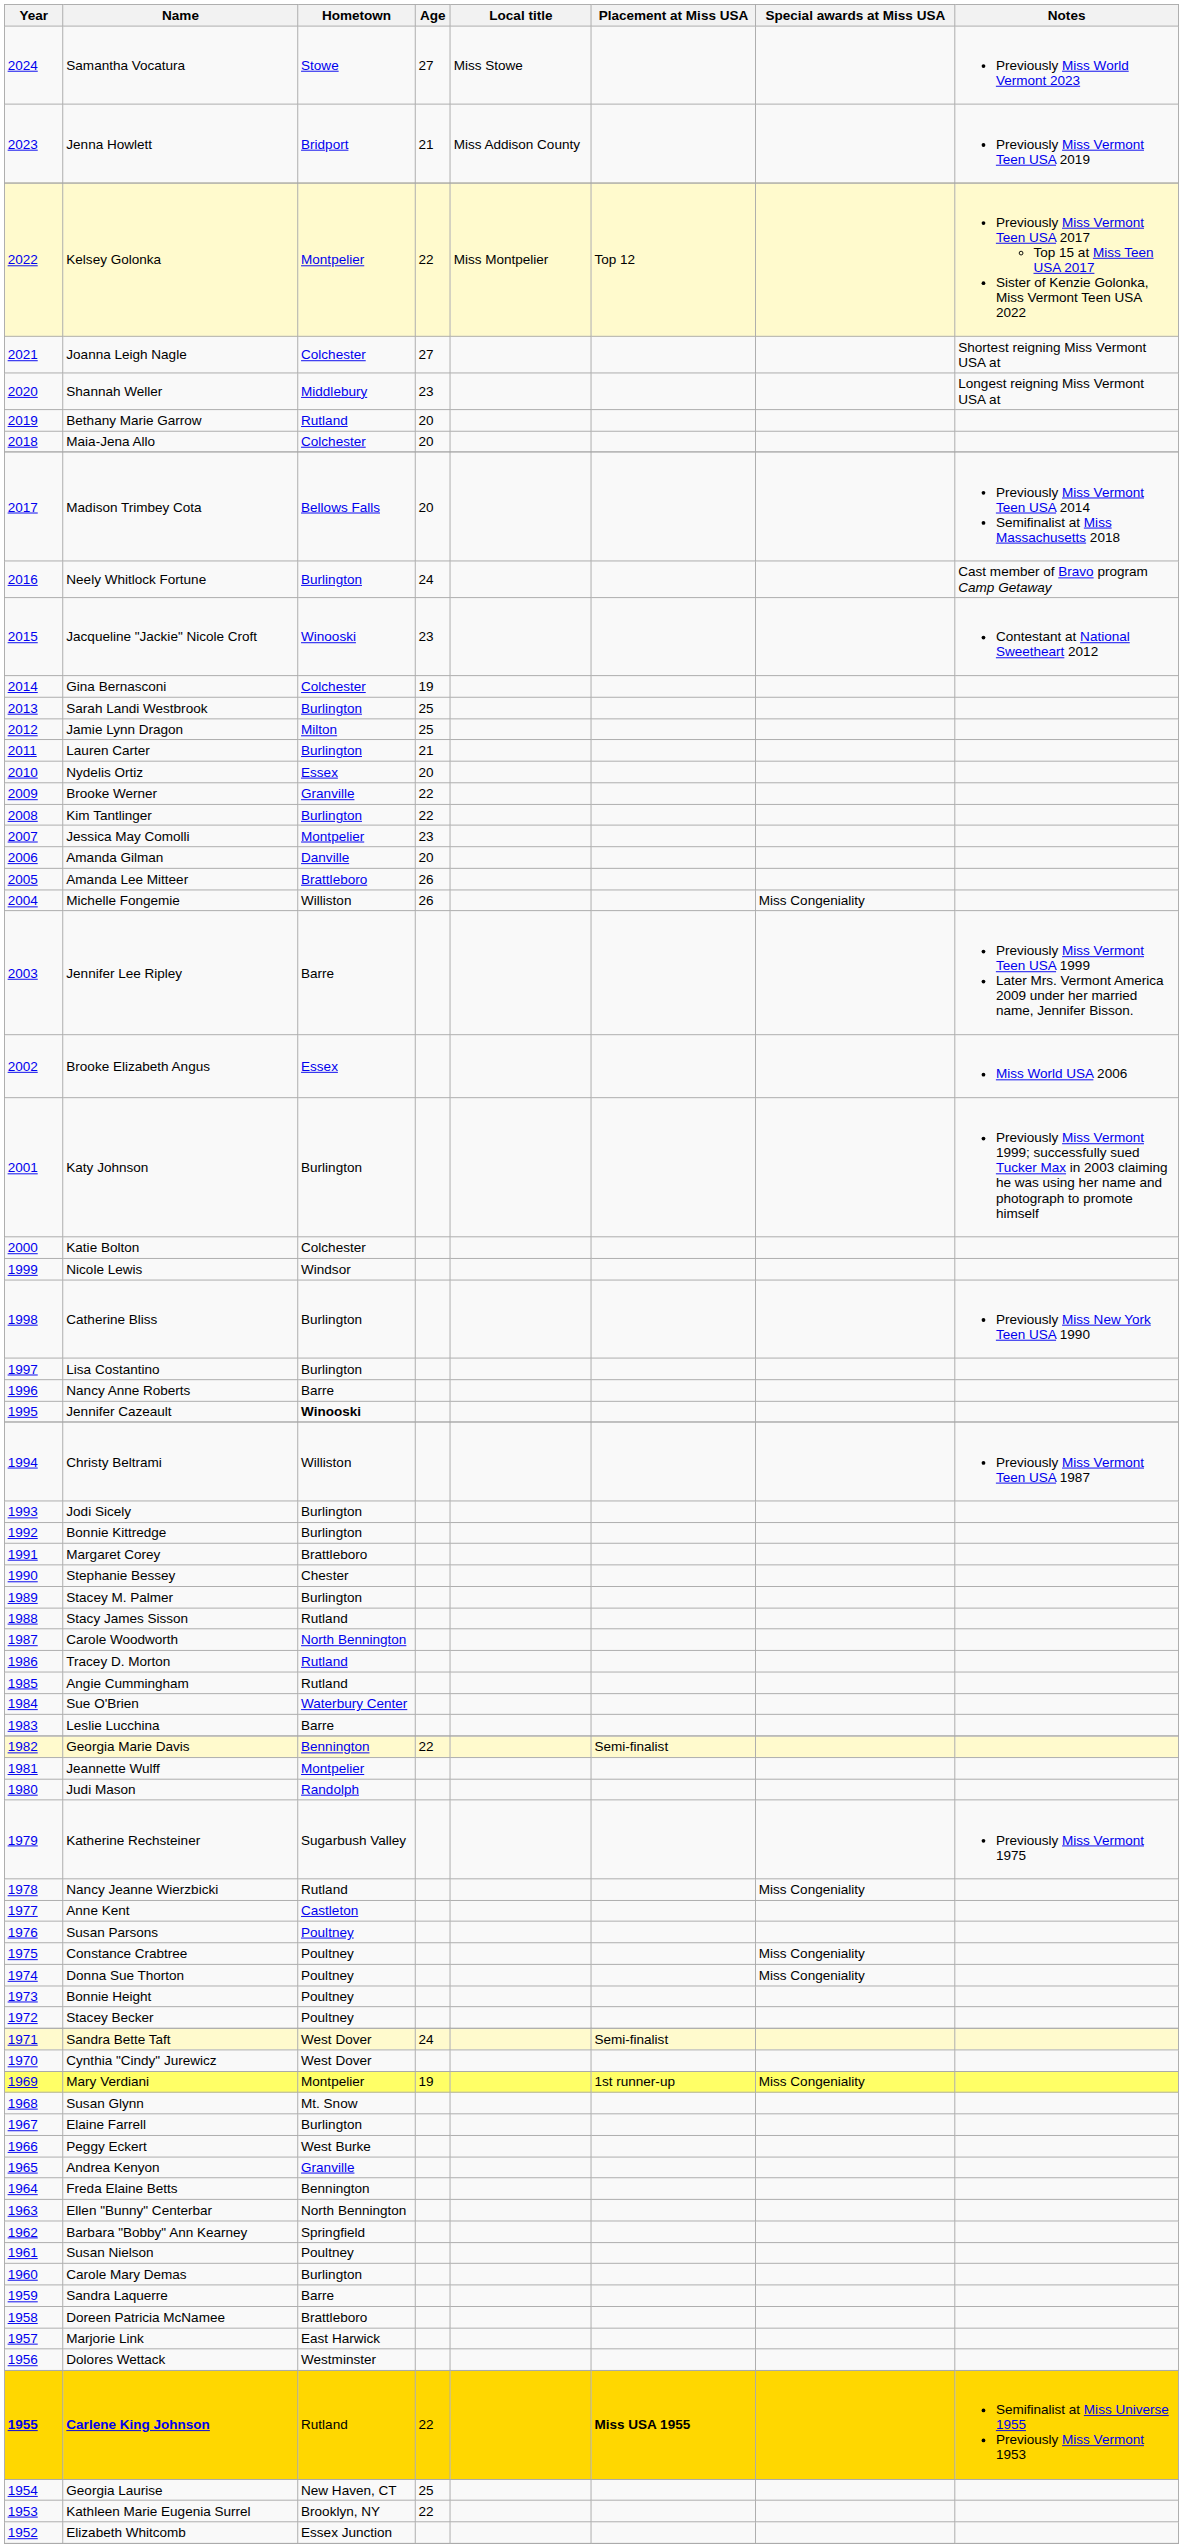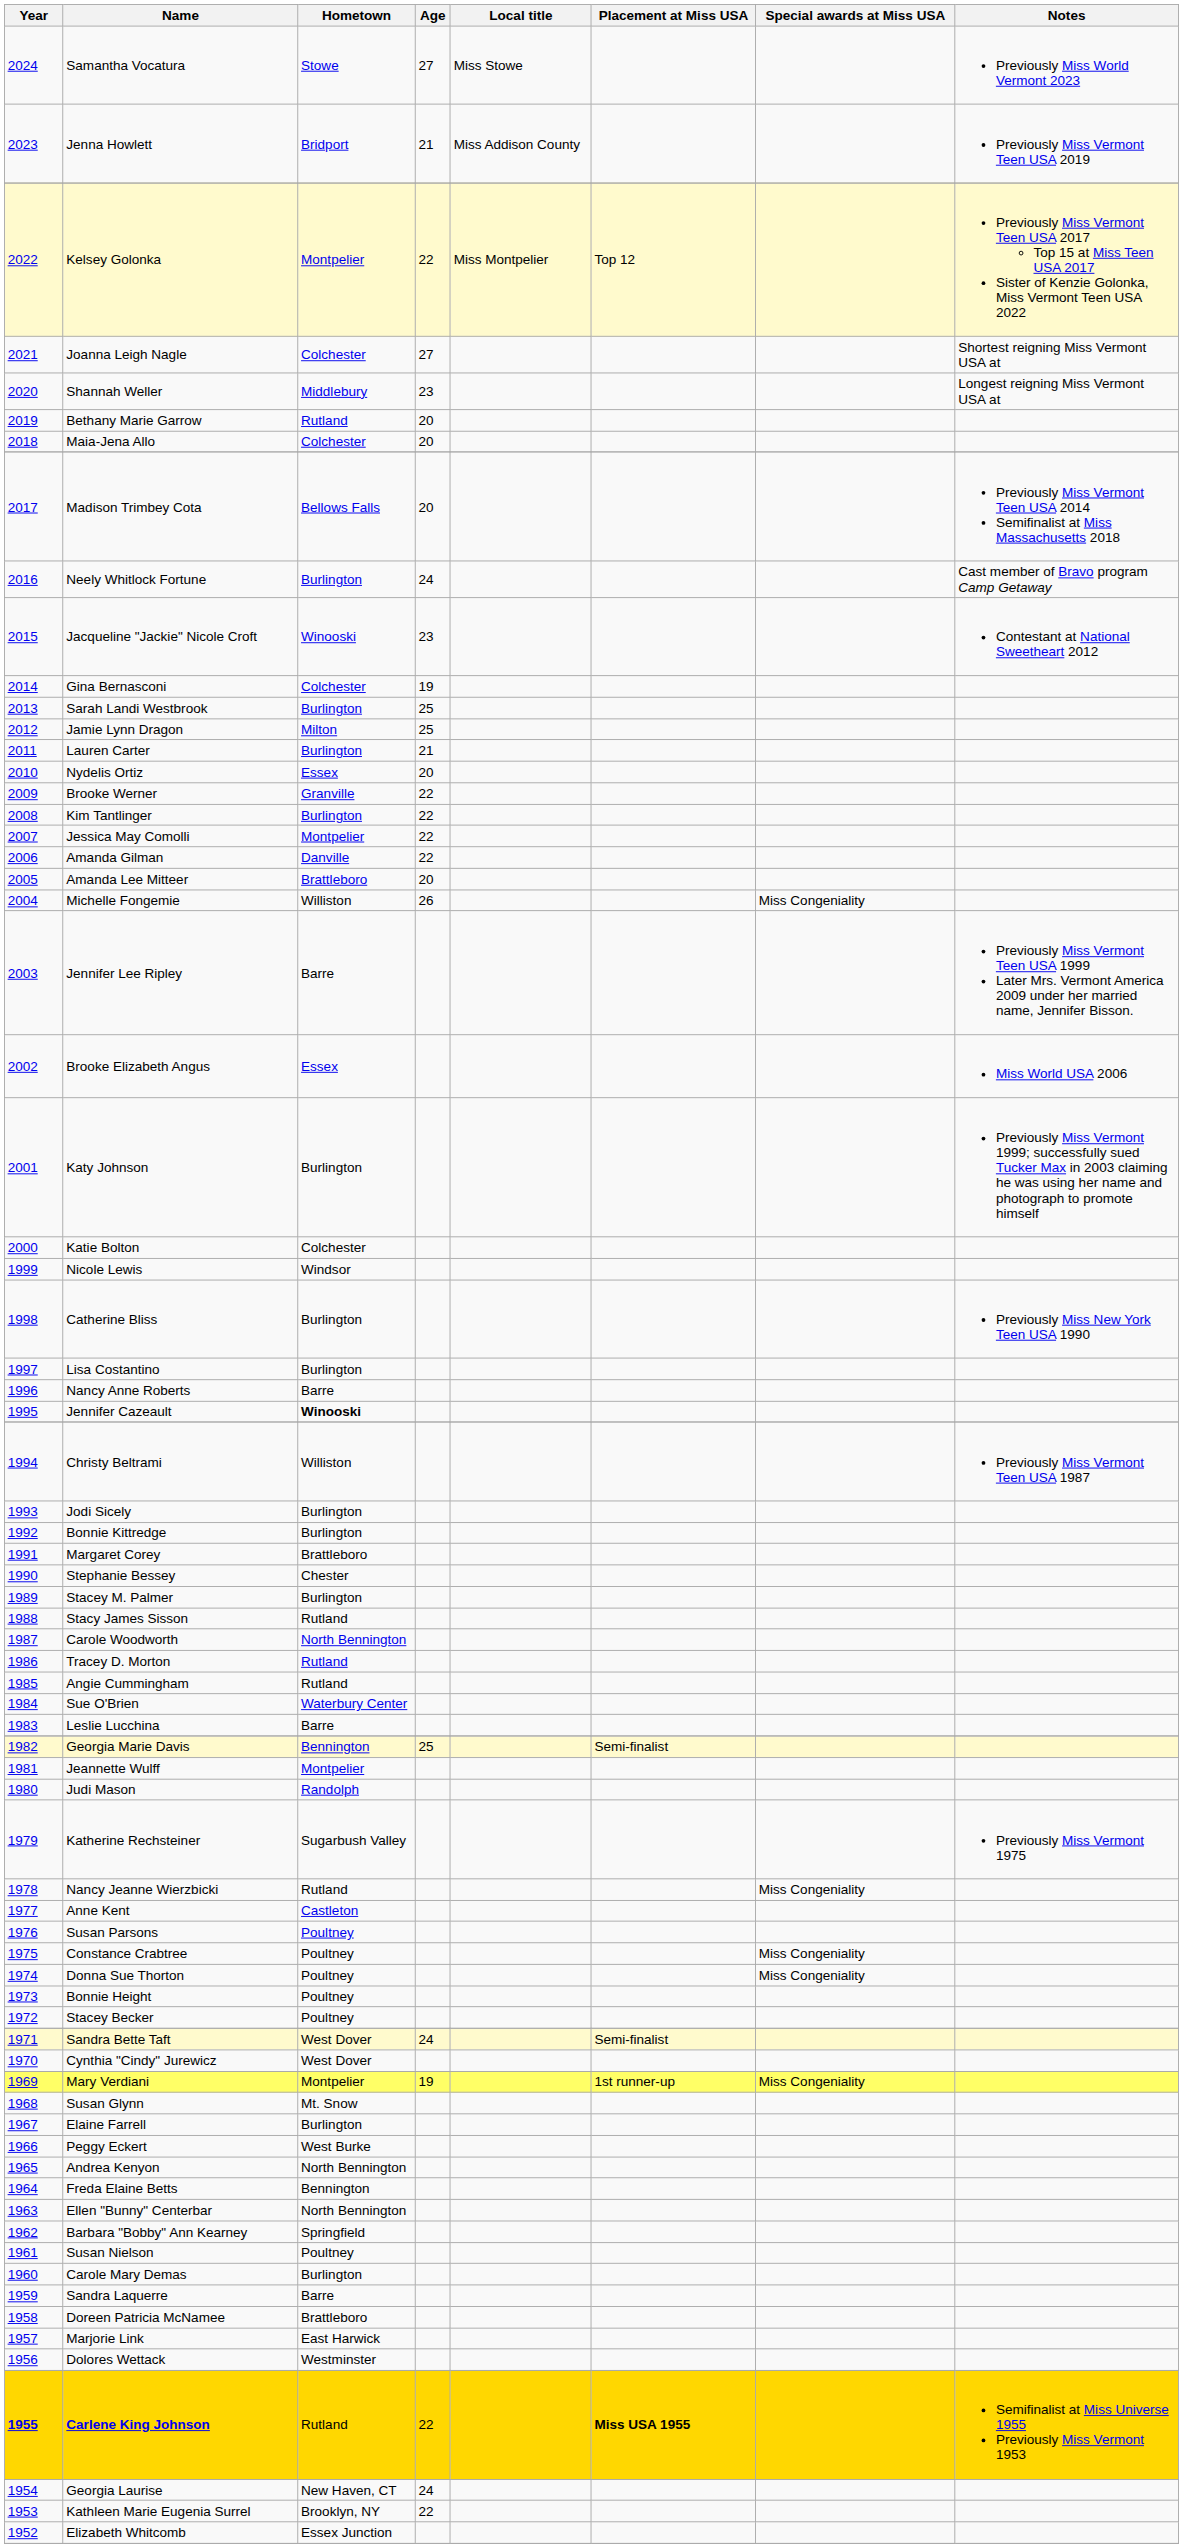(426, 837) 23 -> (426, 837) 22
(426, 858) 20 -> (426, 858) 22
(426, 879) 26 -> (426, 879) 20
(426, 1747) 22 -> (426, 1747) 25
(328, 2168) Granville -> (354, 2168) North Bennington
(426, 2490) 25 -> (426, 2490) 24
